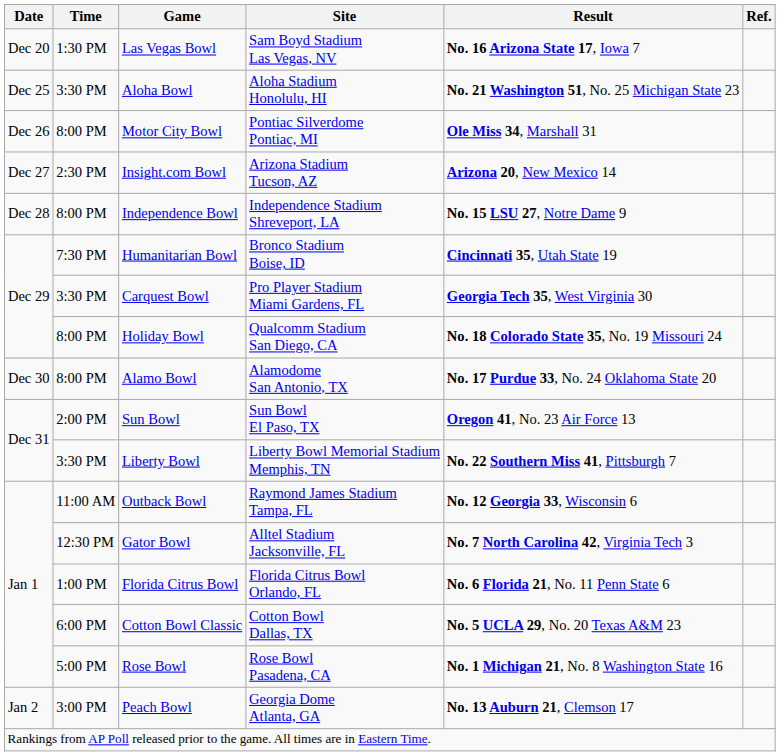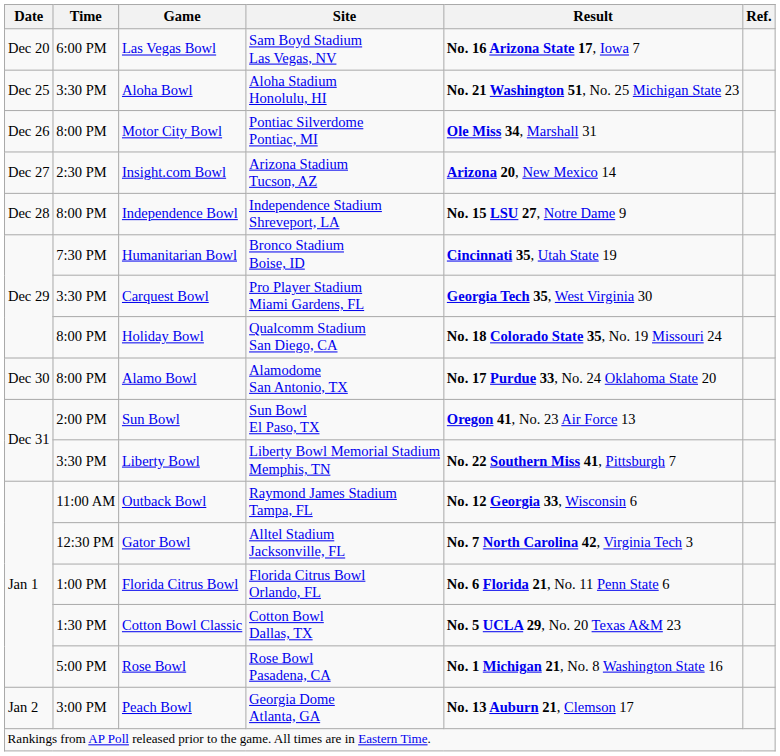(82, 49) 1:30 PM -> (82, 49) 6:00 PM
(82, 625) 6:00 PM -> (82, 625) 1:30 PM
